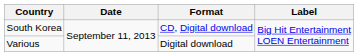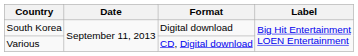(206, 28) CD, Digital download -> (196, 28) Digital download
(196, 43) Digital download -> (206, 43) CD, Digital download
